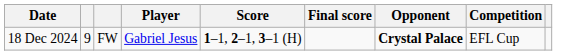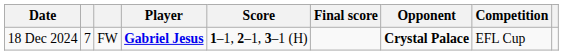(87, 38) 9 -> (87, 38) 7
(161, 38) normal -> (164, 38) bold
